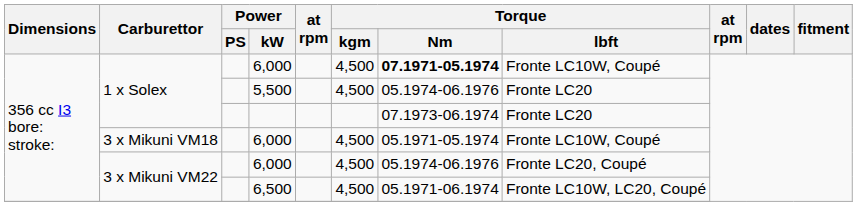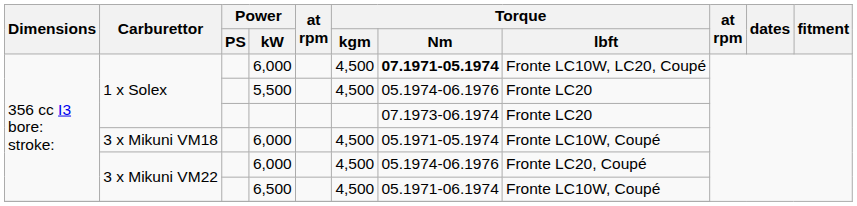(583, 66) Fronte LC10W, Coupé -> (606, 66) Fronte LC10W, LC20, Coupé
(606, 189) Fronte LC10W, LC20, Coupé -> (583, 189) Fronte LC10W, Coupé
